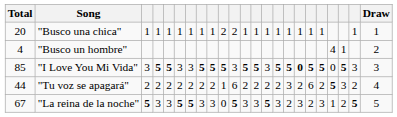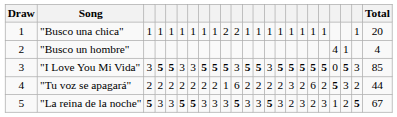columns swapped: (376, 13) <-> (20, 13)
(300, 67) 0 -> (302, 67) 5
(224, 103) 0 -> (226, 103) 3
